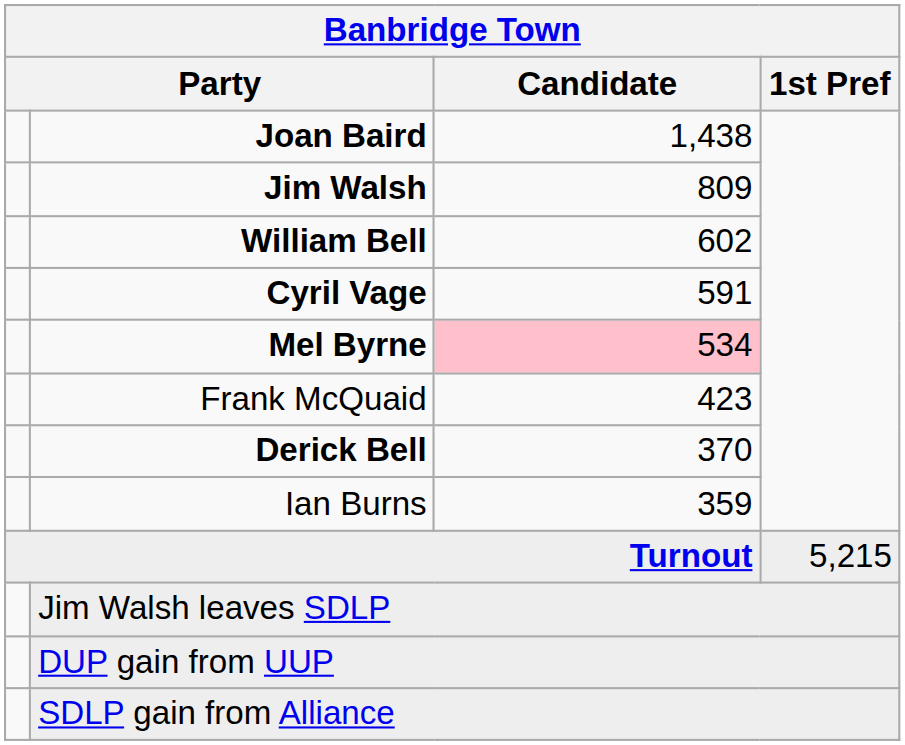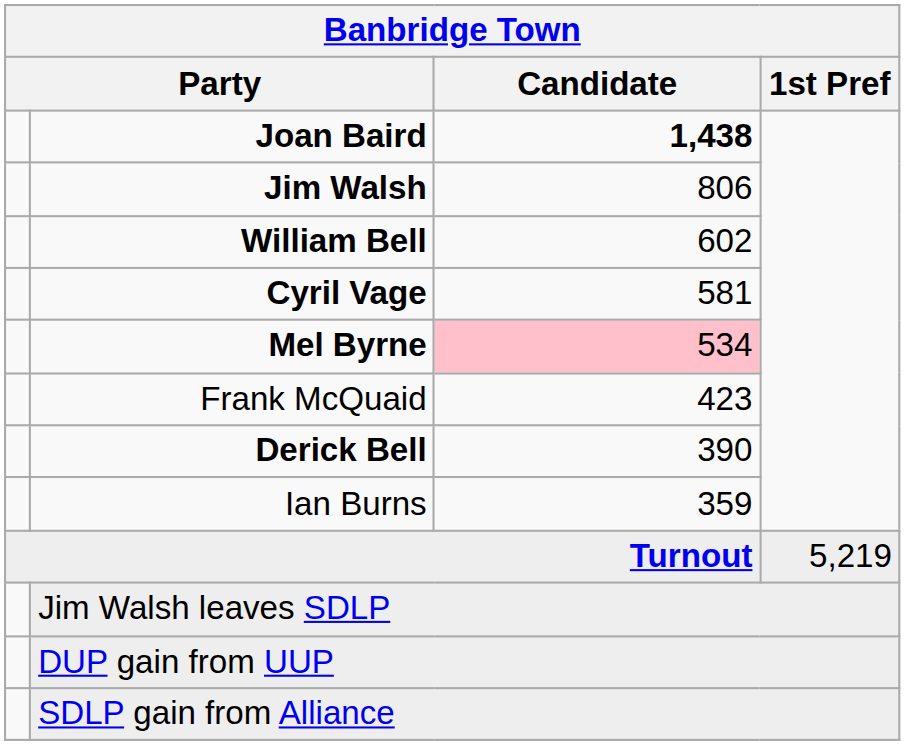(711, 135) normal -> (711, 135) bold
(725, 188) 809 -> (725, 188) 806
(725, 293) 591 -> (725, 293) 581
(725, 450) 370 -> (725, 450) 390
(850, 556) 5,215 -> (850, 556) 5,219
